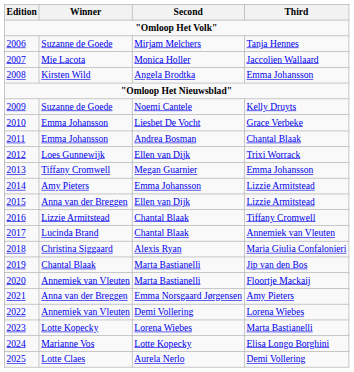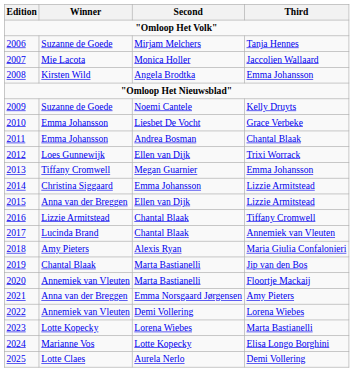(65, 186) Amy Pieters -> (77, 186) Christina Siggaard
(77, 249) Christina Siggaard -> (65, 249) Amy Pieters
